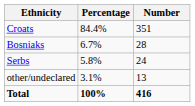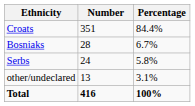columns swapped: (162, 12) <-> (106, 12)
